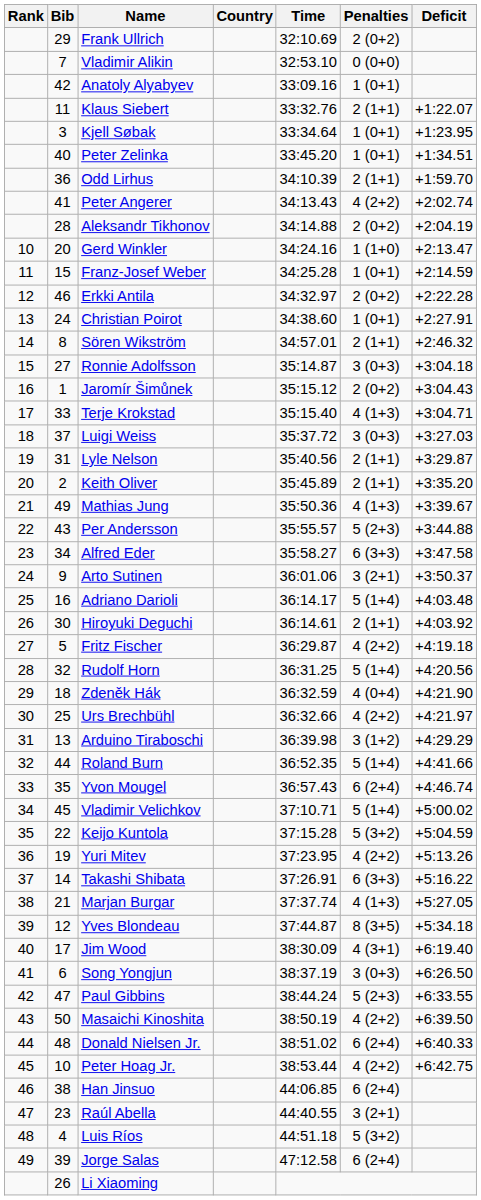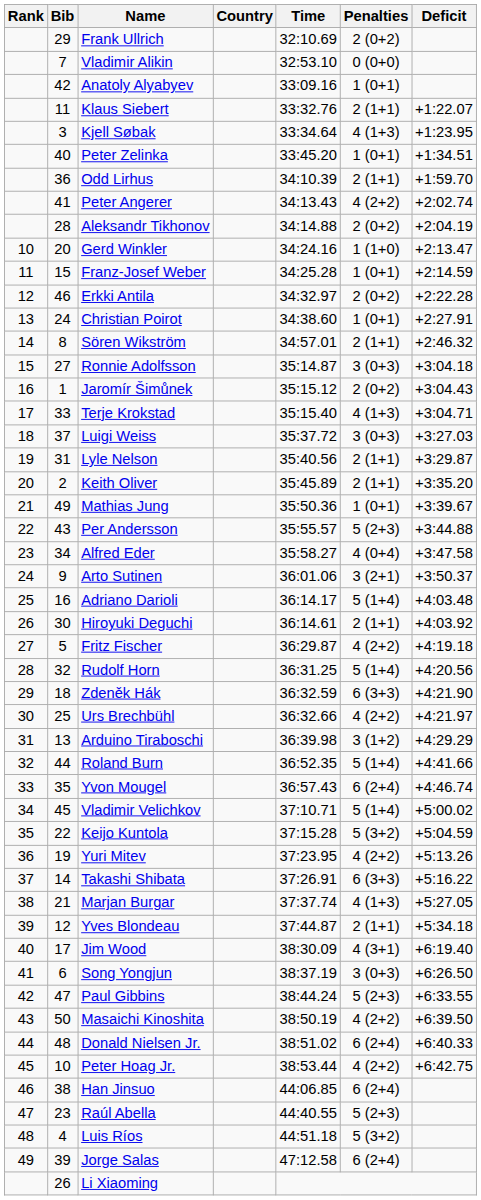(376, 132) 1 (0+1) -> (376, 132) 4 (1+3)
(376, 506) 4 (1+3) -> (376, 506) 1 (0+1)
(376, 553) 6 (3+3) -> (376, 553) 4 (0+4)
(376, 693) 4 (0+4) -> (376, 693) 6 (3+3)
(376, 926) 8 (3+5) -> (376, 926) 2 (1+1)
(376, 1113) 3 (2+1) -> (376, 1113) 5 (2+3)
